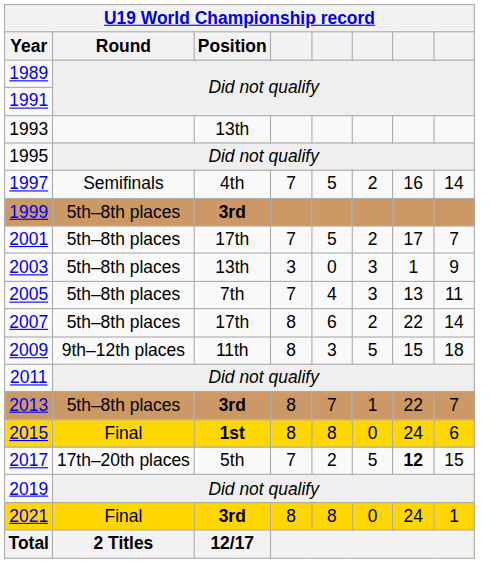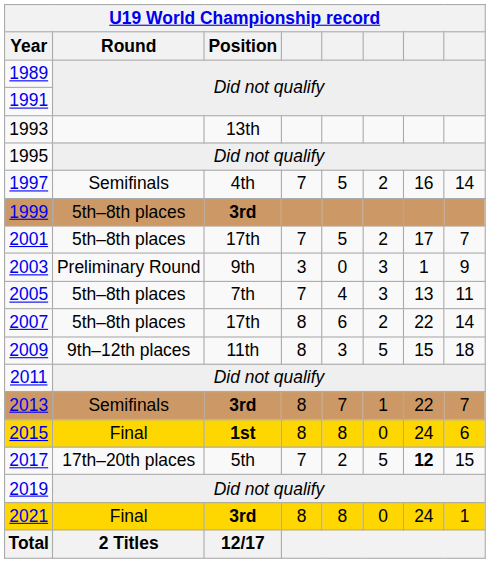(123, 267) 5th–8th places -> (129, 267) Preliminary Round
(232, 267) 13th -> (243, 267) 9th
(123, 405) 5th–8th places -> (129, 405) Semifinals
